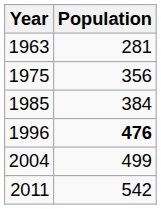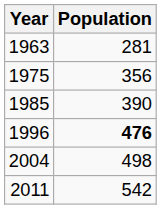(137, 104) 384 -> (137, 104) 390
(137, 161) 499 -> (137, 161) 498
